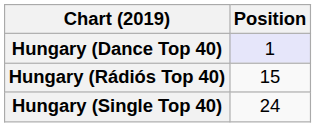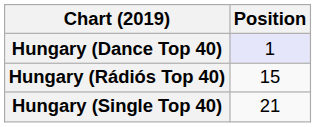(270, 106) 24 -> (270, 106) 21
